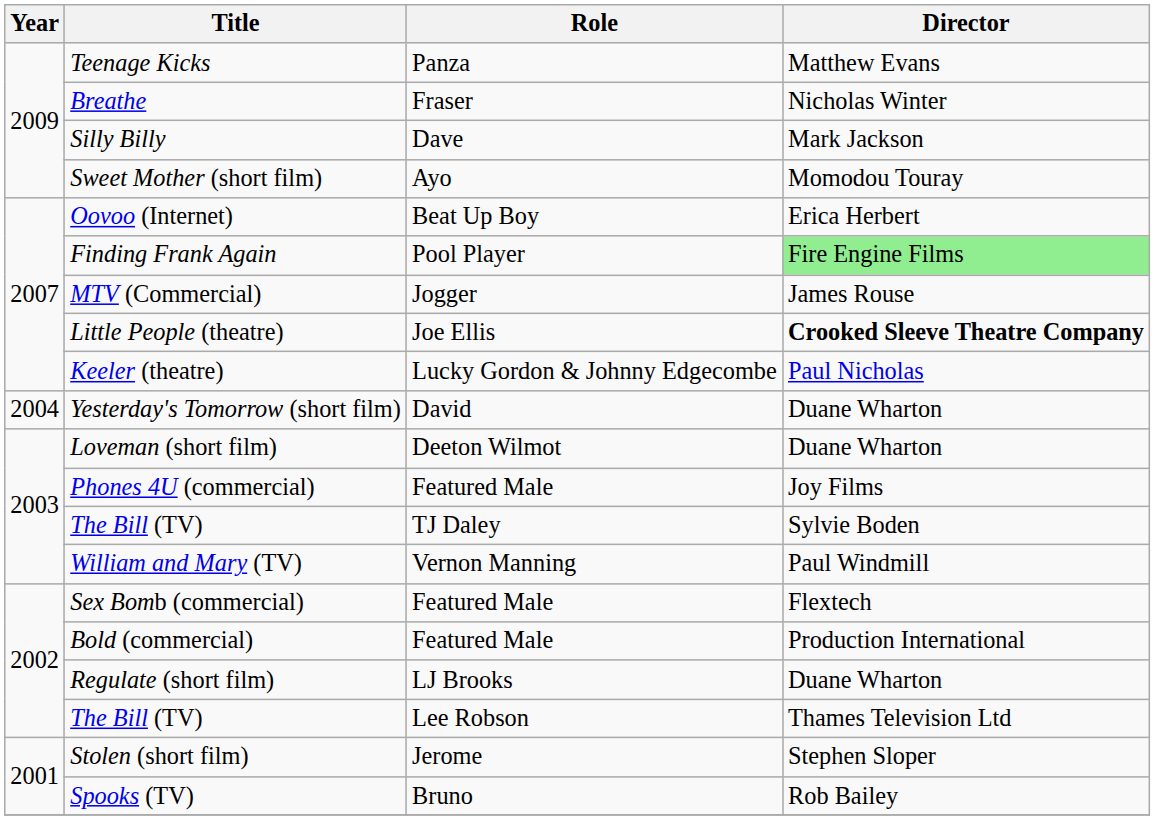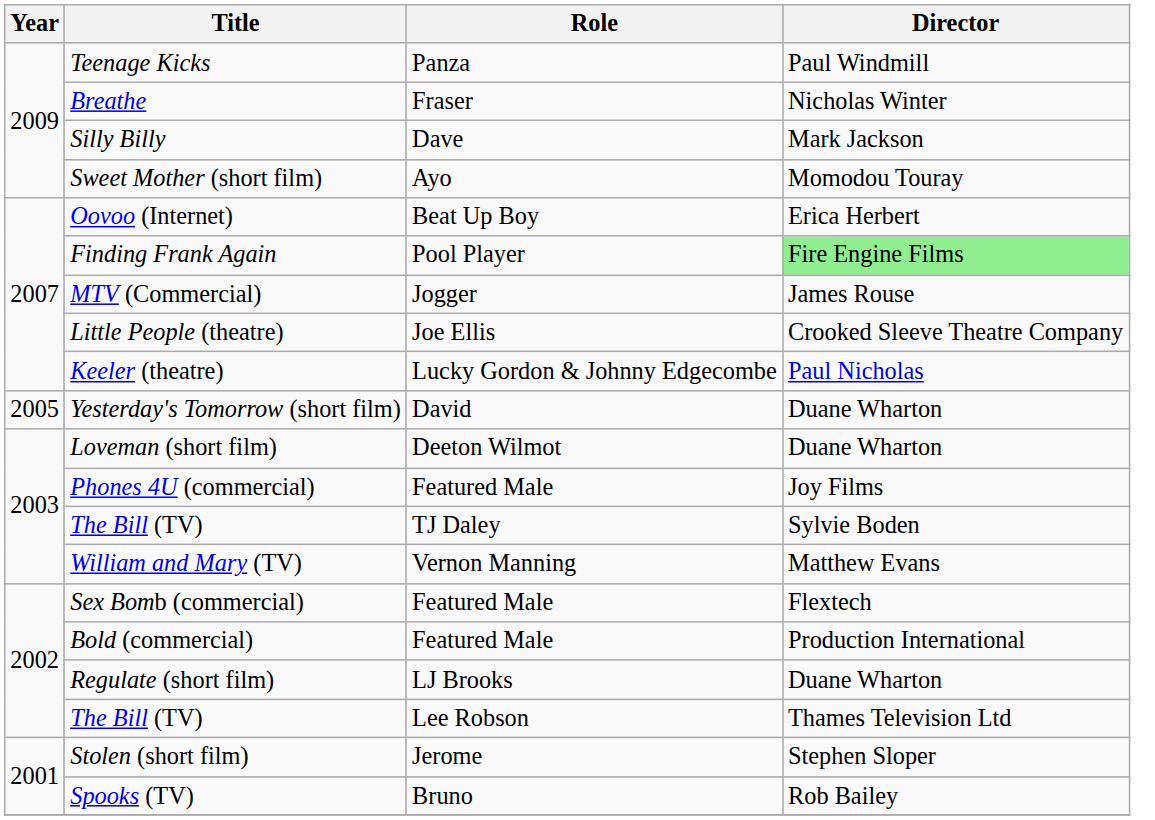(864, 62) Matthew Evans -> (859, 62) Paul Windmill
(966, 332) bold -> (956, 332) normal
(35, 409) 2004 -> (35, 409) 2005
(859, 563) Paul Windmill -> (864, 563) Matthew Evans
